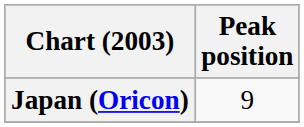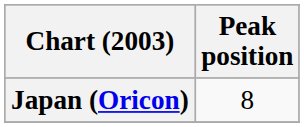(247, 99) 9 -> (247, 99) 8
